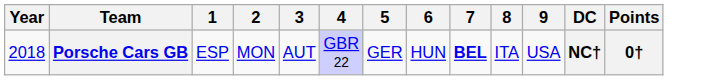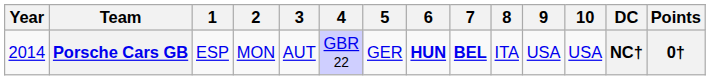+ column: (585, 17)
(27, 52) 2018 -> (27, 52) 2014
(428, 52) normal -> (428, 52) bold
